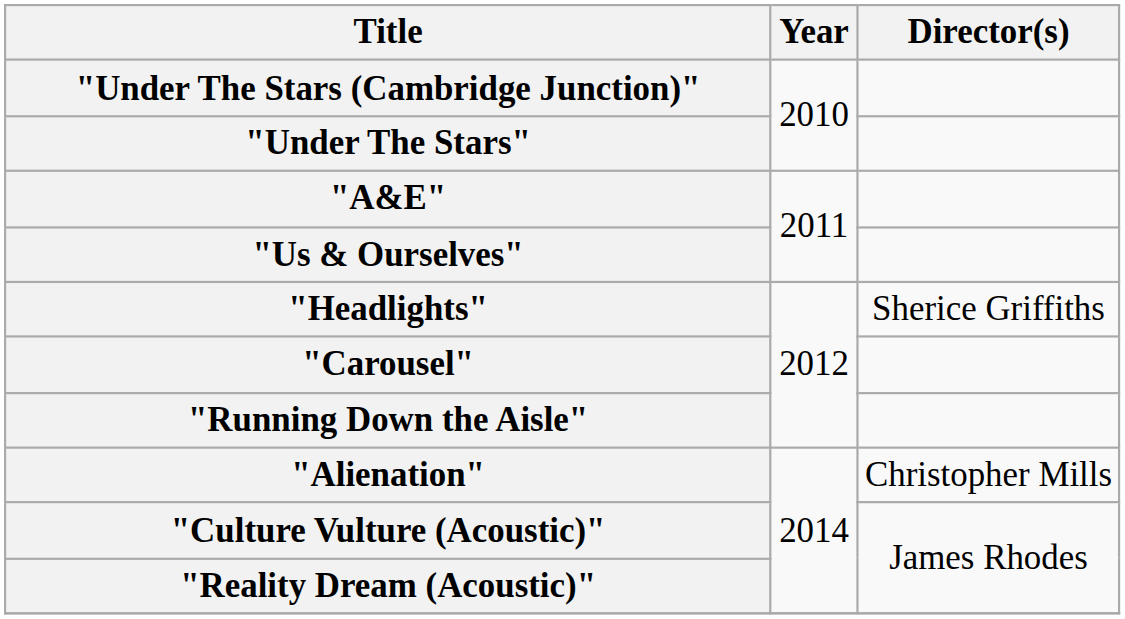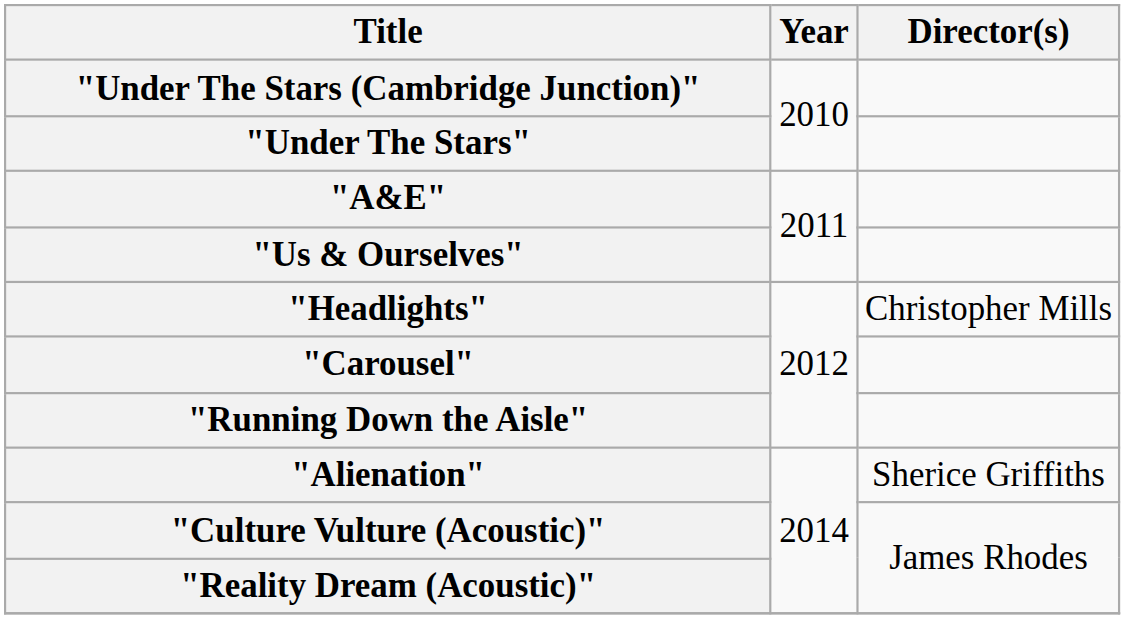(988, 308) Sherice Griffiths -> (989, 308) Christopher Mills
(989, 474) Christopher Mills -> (988, 474) Sherice Griffiths
